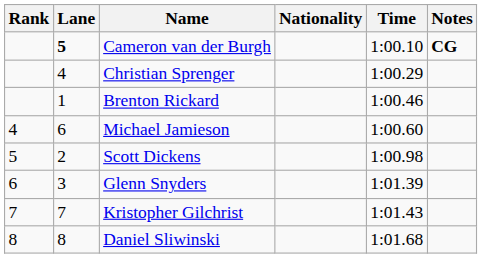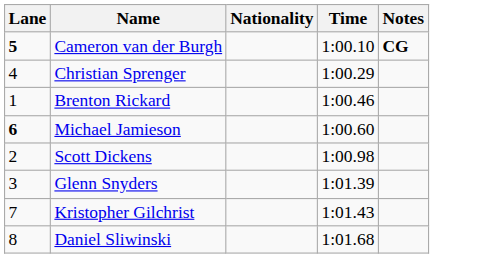- column: (29, 18)
(62, 128) normal -> (13, 128) bold
